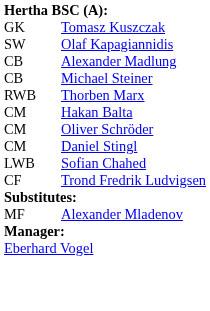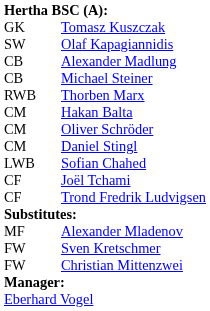+ row: (96, 180)
+ row: (111, 248)
+ row: (122, 265)
